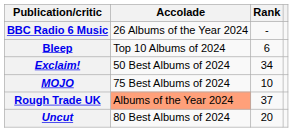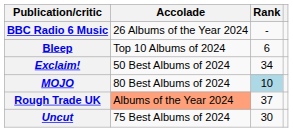(171, 83) 75 Best Albums of 2024 -> (171, 83) 80 Best Albums of 2024
(267, 83) no background -> (267, 83) lightblue background
(171, 118) 80 Best Albums of 2024 -> (171, 118) 75 Best Albums of 2024
(267, 118) 20 -> (267, 118) 30
